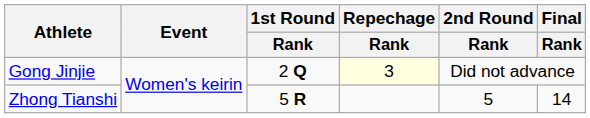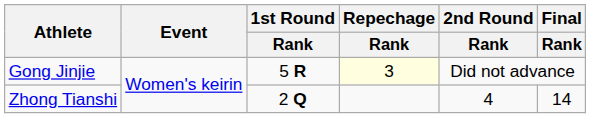(293, 72) 2 Q -> (293, 72) 5 R
(293, 99) 5 R -> (293, 99) 2 Q
(488, 99) 5 -> (488, 99) 4
